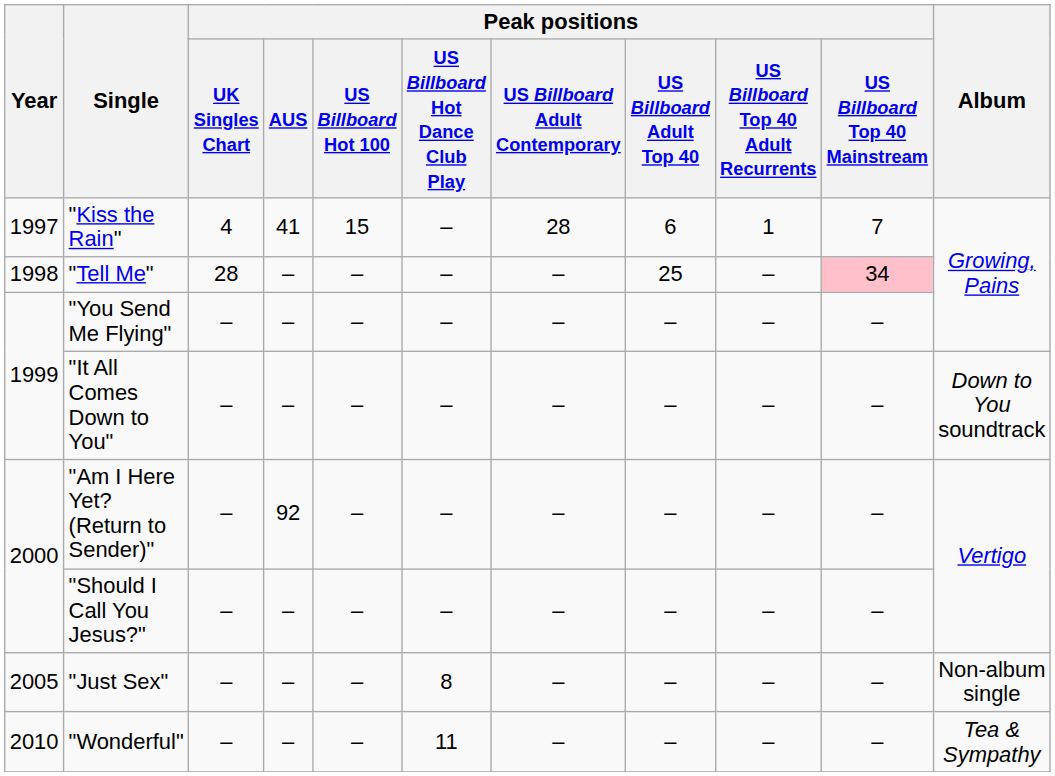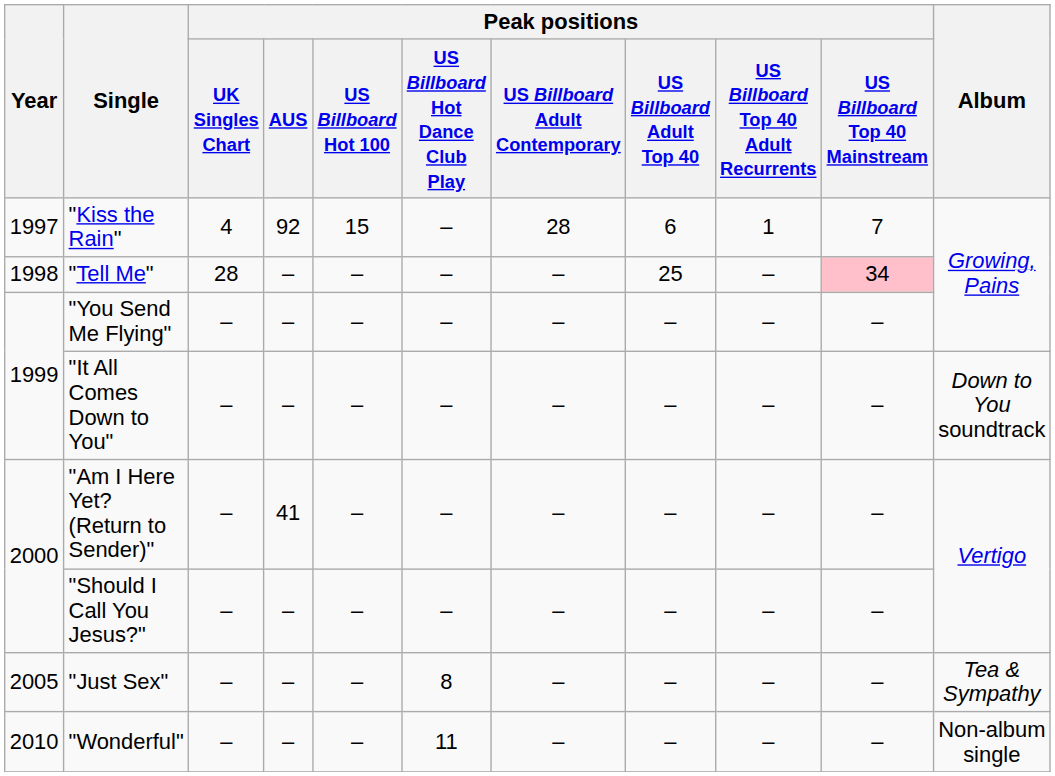(288, 227) 41 -> (288, 227) 92
(288, 514) 92 -> (288, 514) 41
(992, 682) Non-album single -> (992, 682) Tea & Sympathy
(992, 741) Tea & Sympathy -> (992, 741) Non-album single
